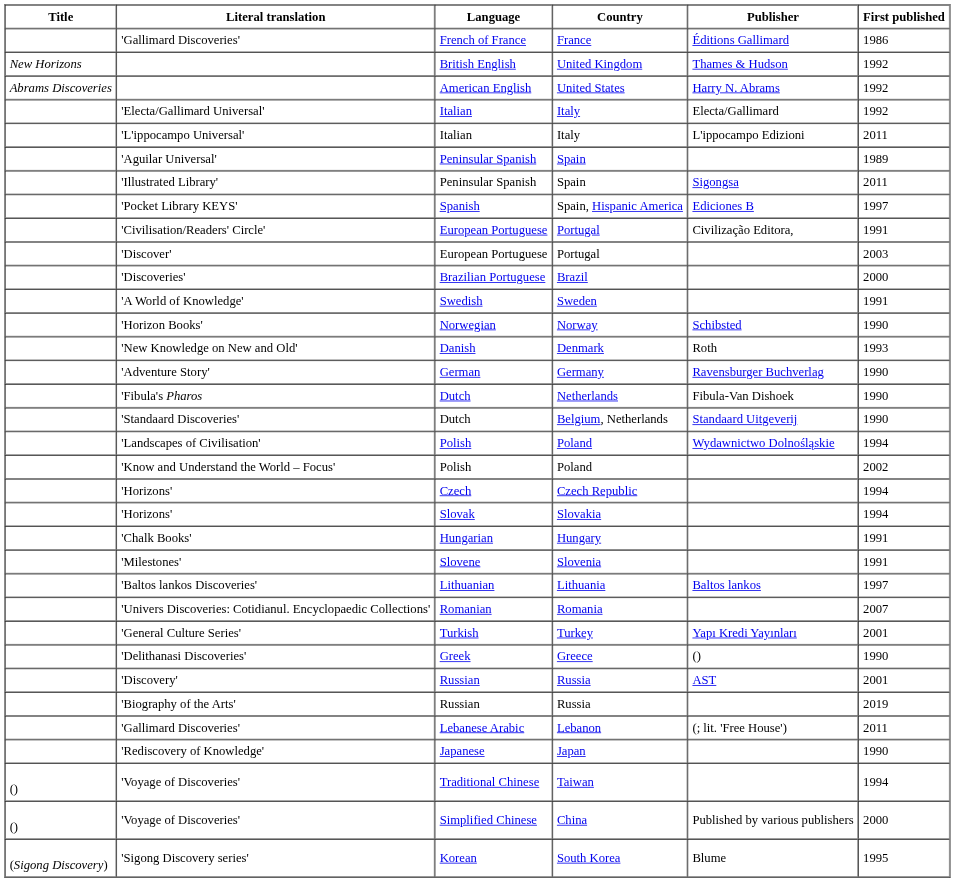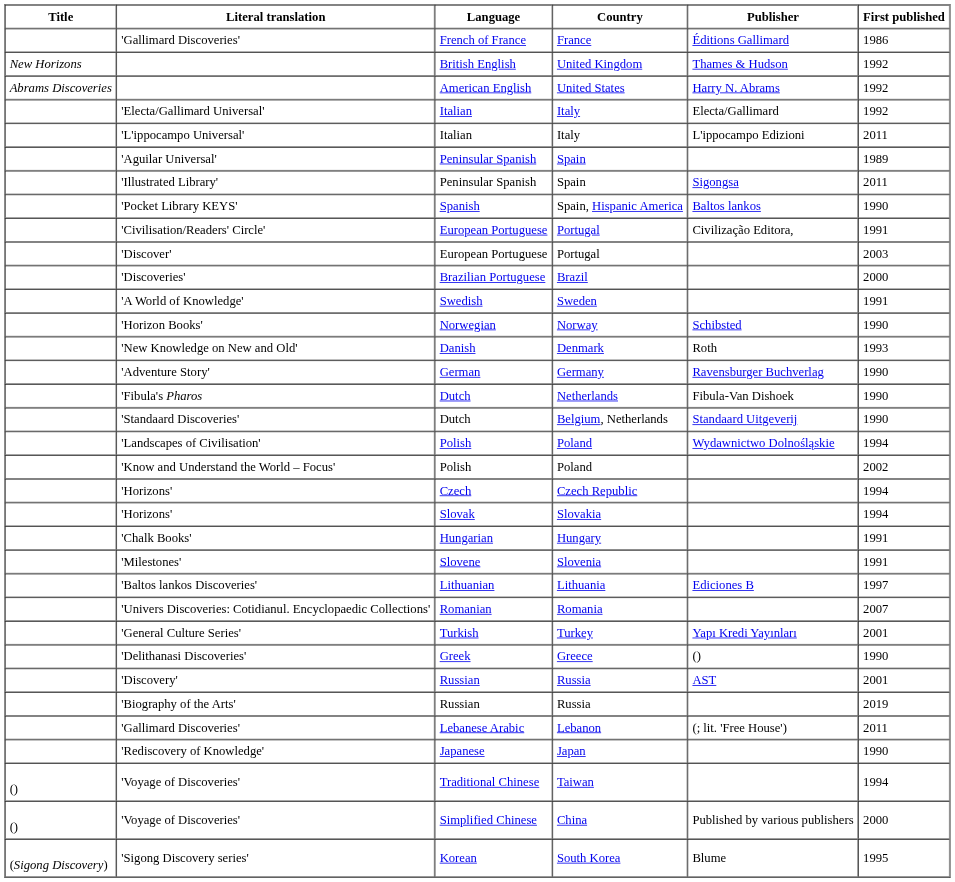(723, 206) Ediciones B -> (727, 206) Baltos lankos
(876, 206) 1997 -> (876, 206) 1990
(727, 585) Baltos lankos -> (723, 585) Ediciones B
